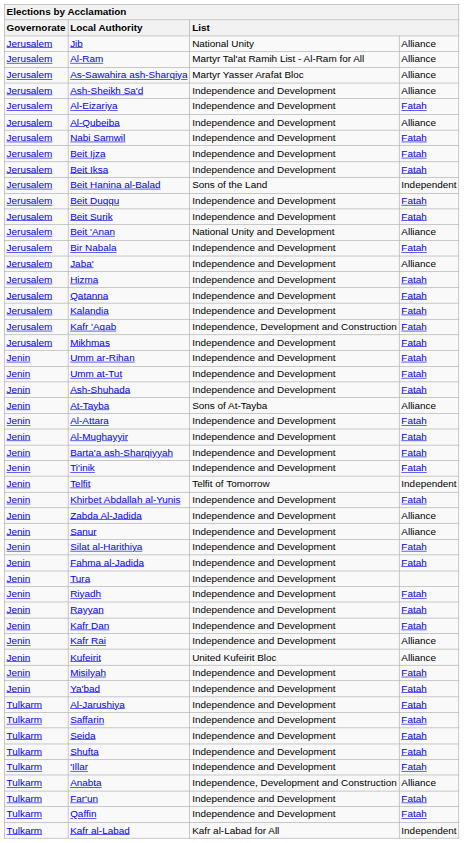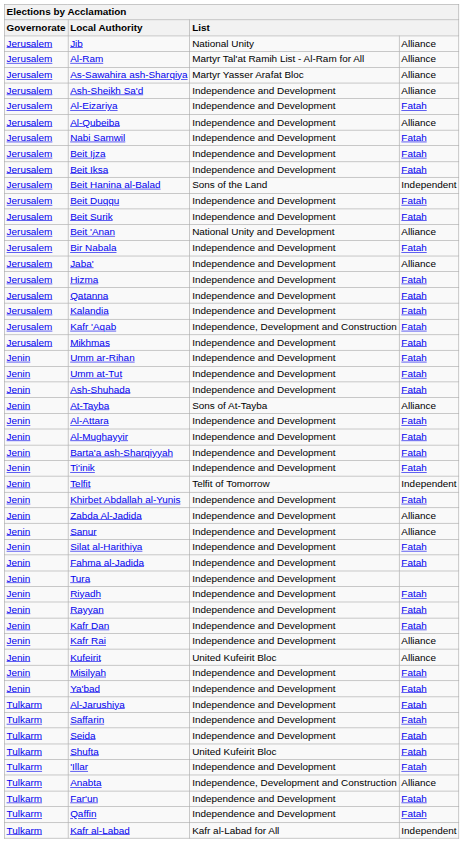(264, 751) Independence and Development -> (234, 751) United Kufeirit Bloc
